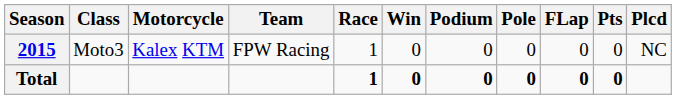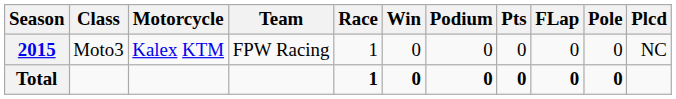columns swapped: (519, 19) <-> (610, 19)
